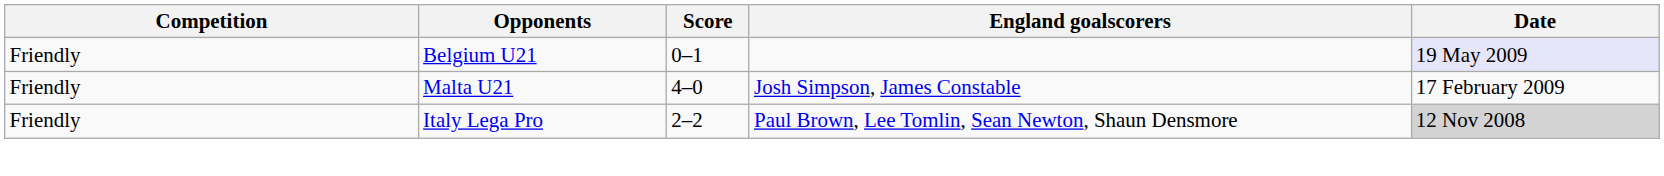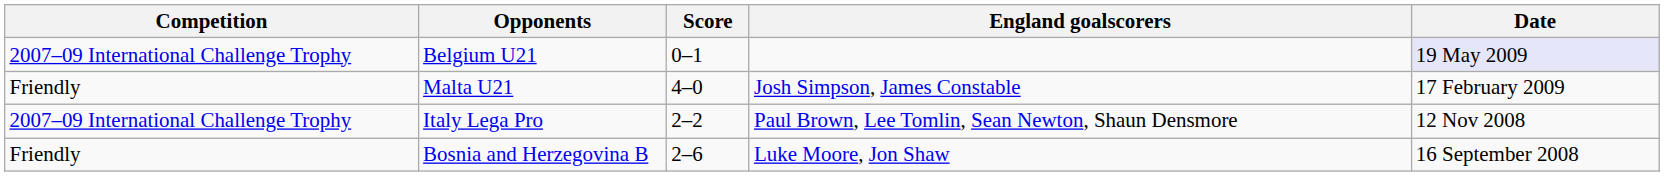(45, 54) Friendly -> (180, 54) 2007–09 International Challenge Trophy
(45, 120) Friendly -> (180, 120) 2007–09 International Challenge Trophy
(1471, 120) lightgrey background -> (1471, 120) no background
+ row: (536, 154)
